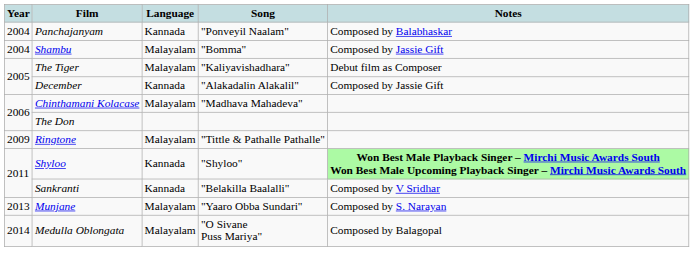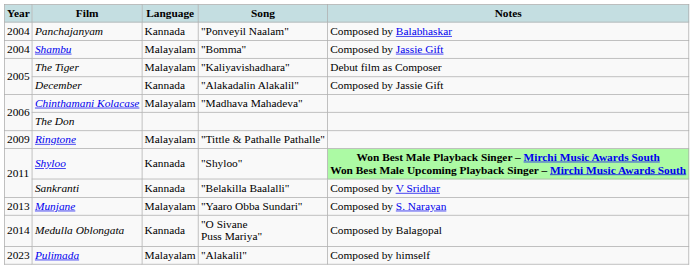(170, 230) Malayalam -> (165, 230) Kannada
+ row: (57, 255)
